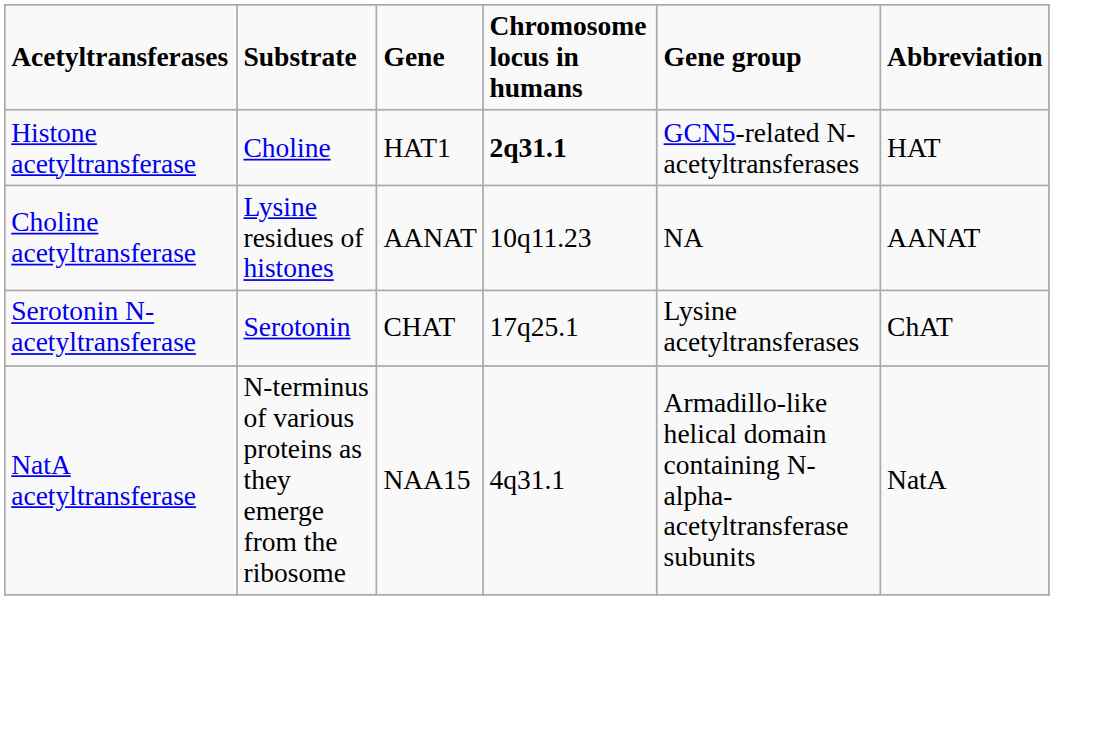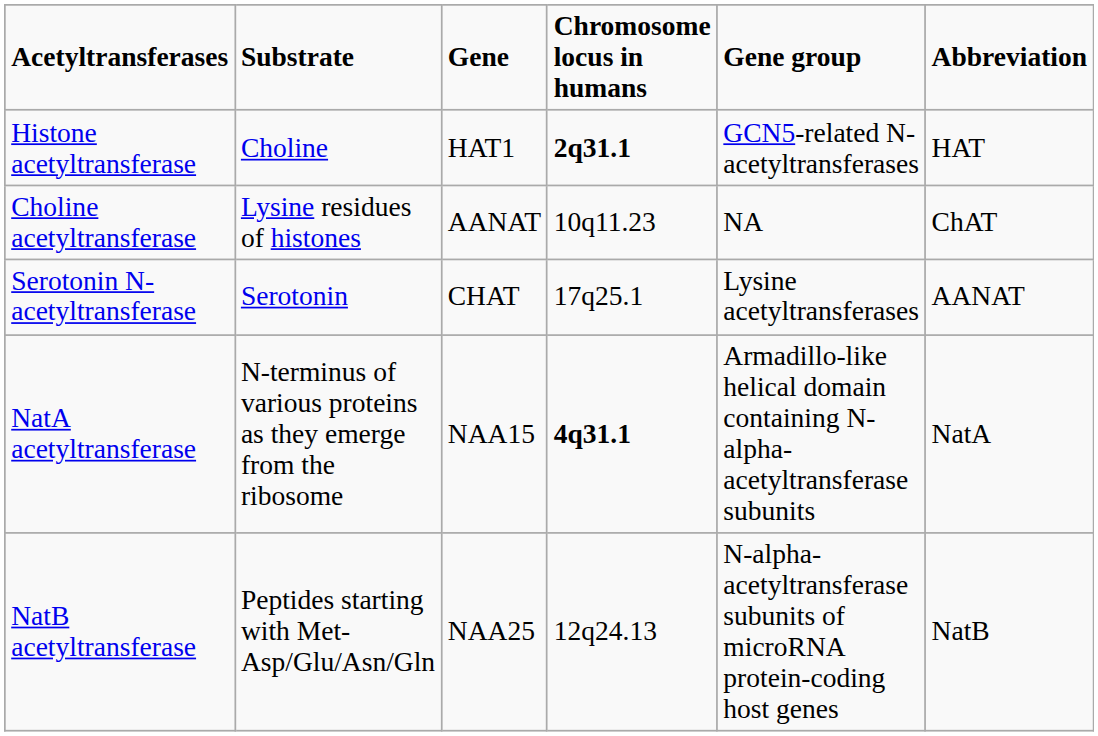(934, 237) AANAT -> (964, 221) ChAT
(920, 327) ChAT -> (978, 296) AANAT
(527, 479) normal -> (592, 433) bold
+ row: (104, 631)
